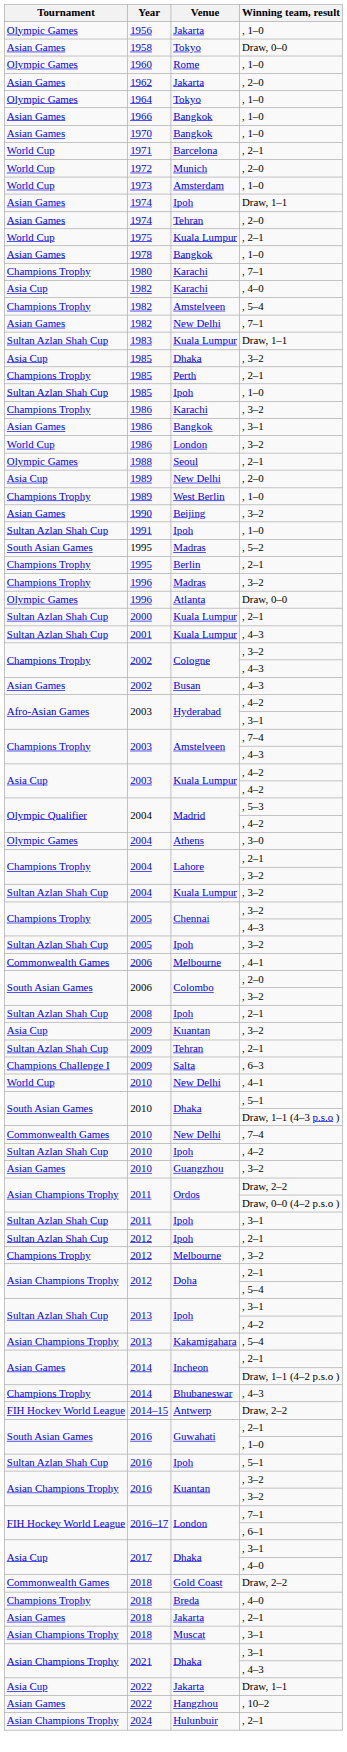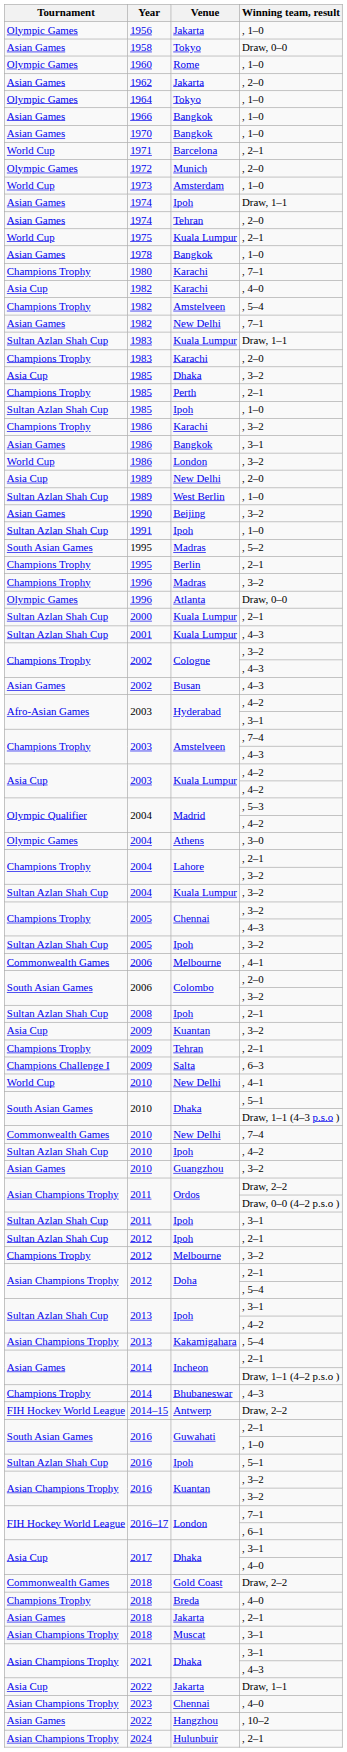(31, 168) World Cup -> (42, 168) Olympic Games
+ row: (141, 358)
- row: (141, 461)
(49, 496) Champions Trophy -> (57, 496) Sultan Azlan Shah Cup
(57, 1048) Sultan Azlan Shah Cup -> (49, 1048) Champions Trophy
+ row: (141, 1704)
